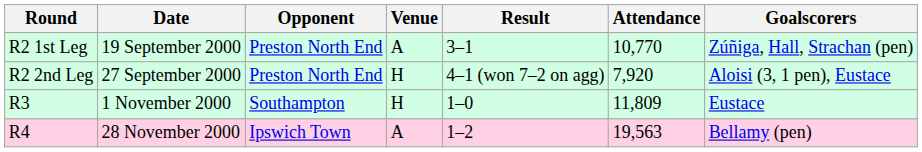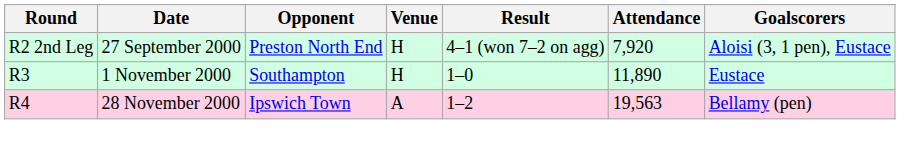- row: (48, 47)
(637, 103) 11,809 -> (637, 75) 11,890
